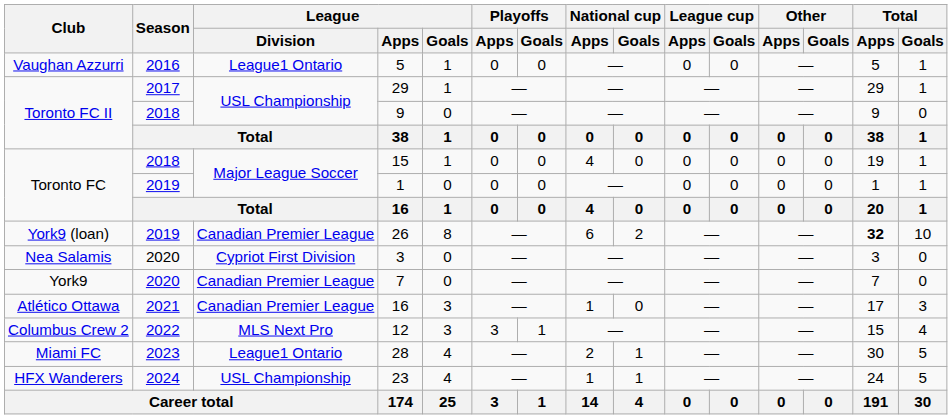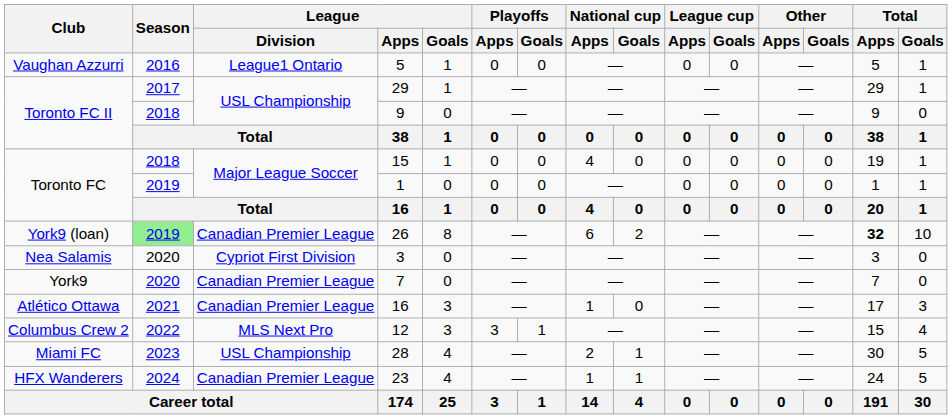(163, 233) no background -> (163, 233) lightgreen background
(286, 354) League1 Ontario -> (286, 354) USL Championship
(286, 378) USL Championship -> (286, 378) Canadian Premier League
